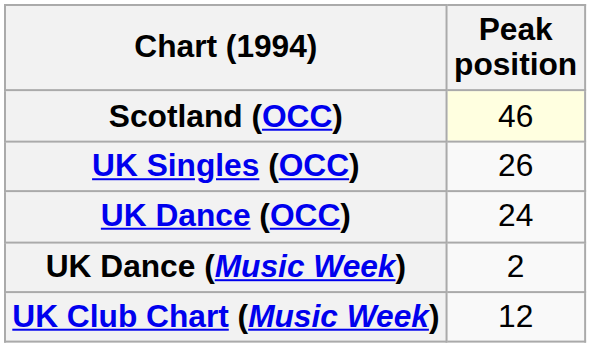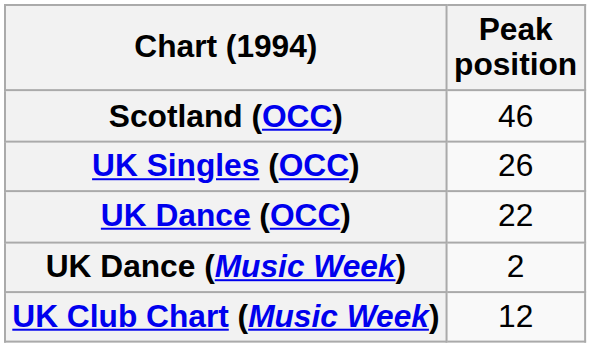(516, 115) lightyellow background -> (516, 115) no background
(516, 215) 24 -> (516, 215) 22
